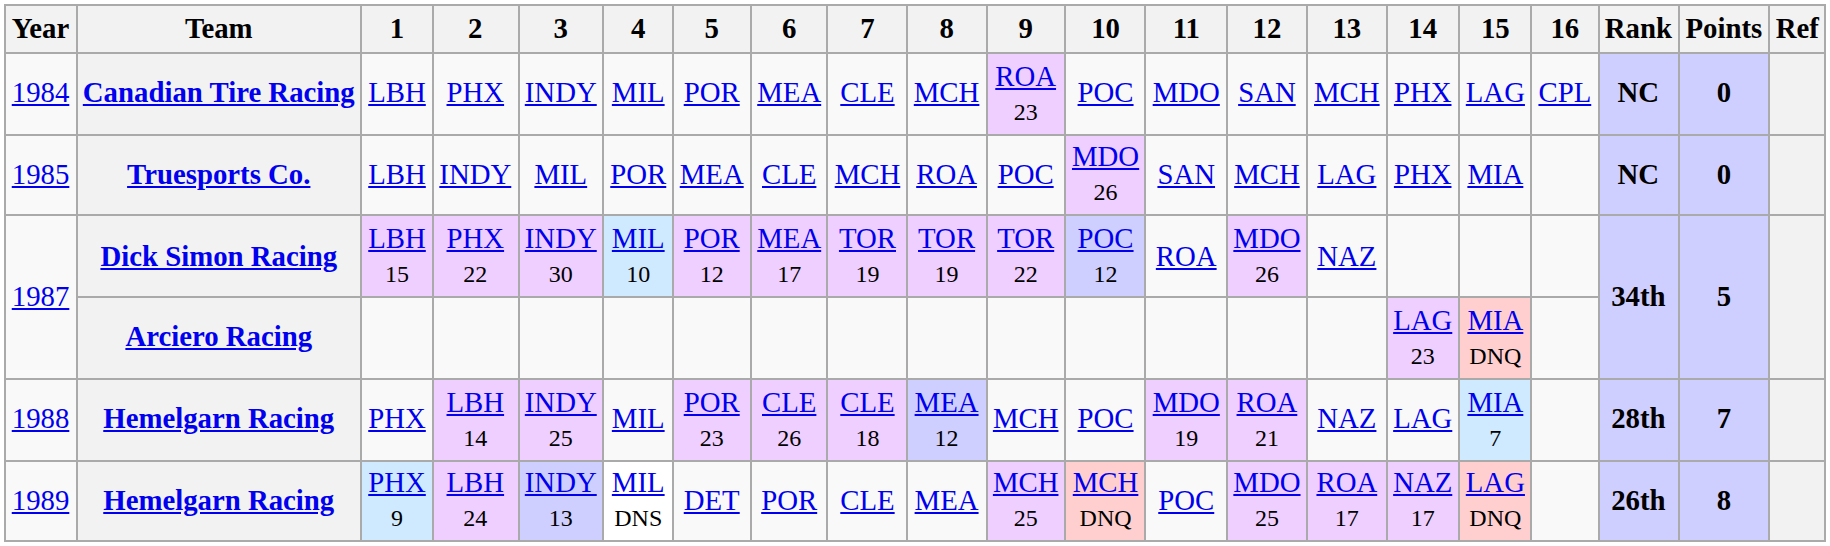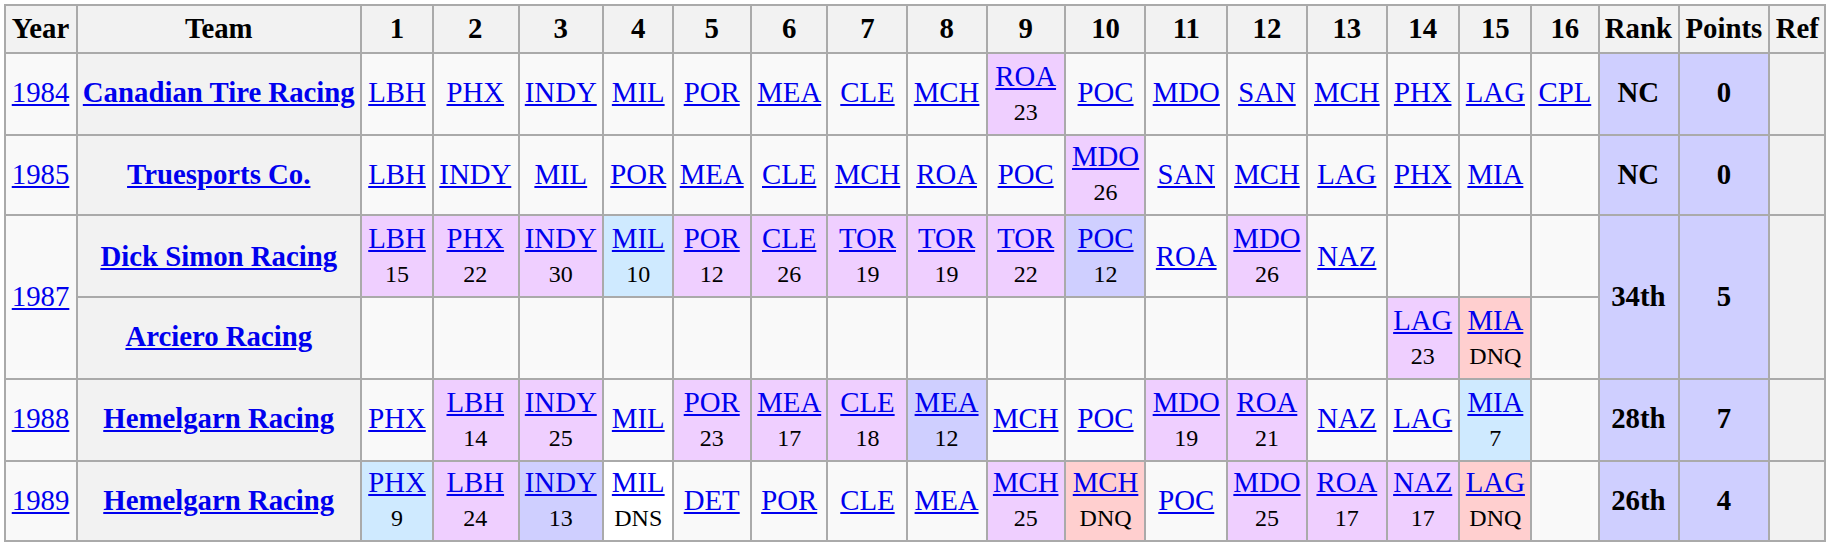(789, 256) MEA 17 -> (789, 256) CLE 26
(789, 419) CLE 26 -> (789, 419) MEA 17
(1724, 500) 8 -> (1724, 500) 4
